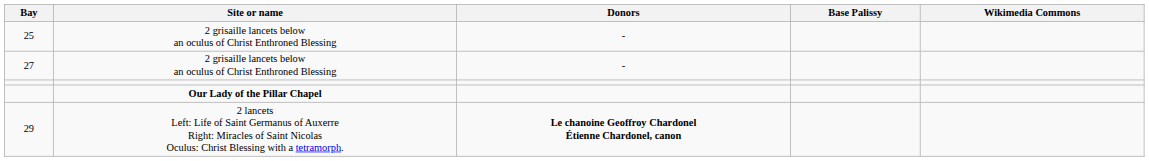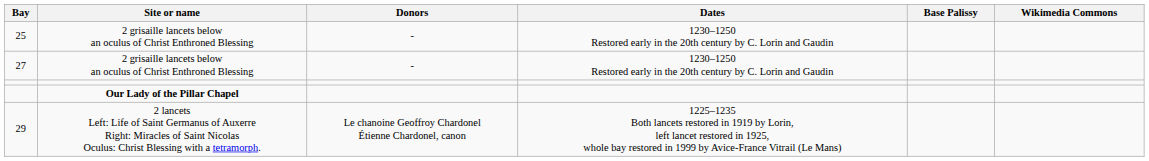+ column: (712, 13)
(623, 129) bold -> (412, 129) normal
